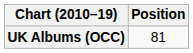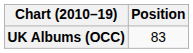(158, 37) 81 -> (158, 37) 83
